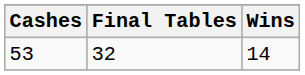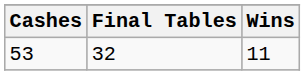(259, 54) 14 -> (259, 54) 11
